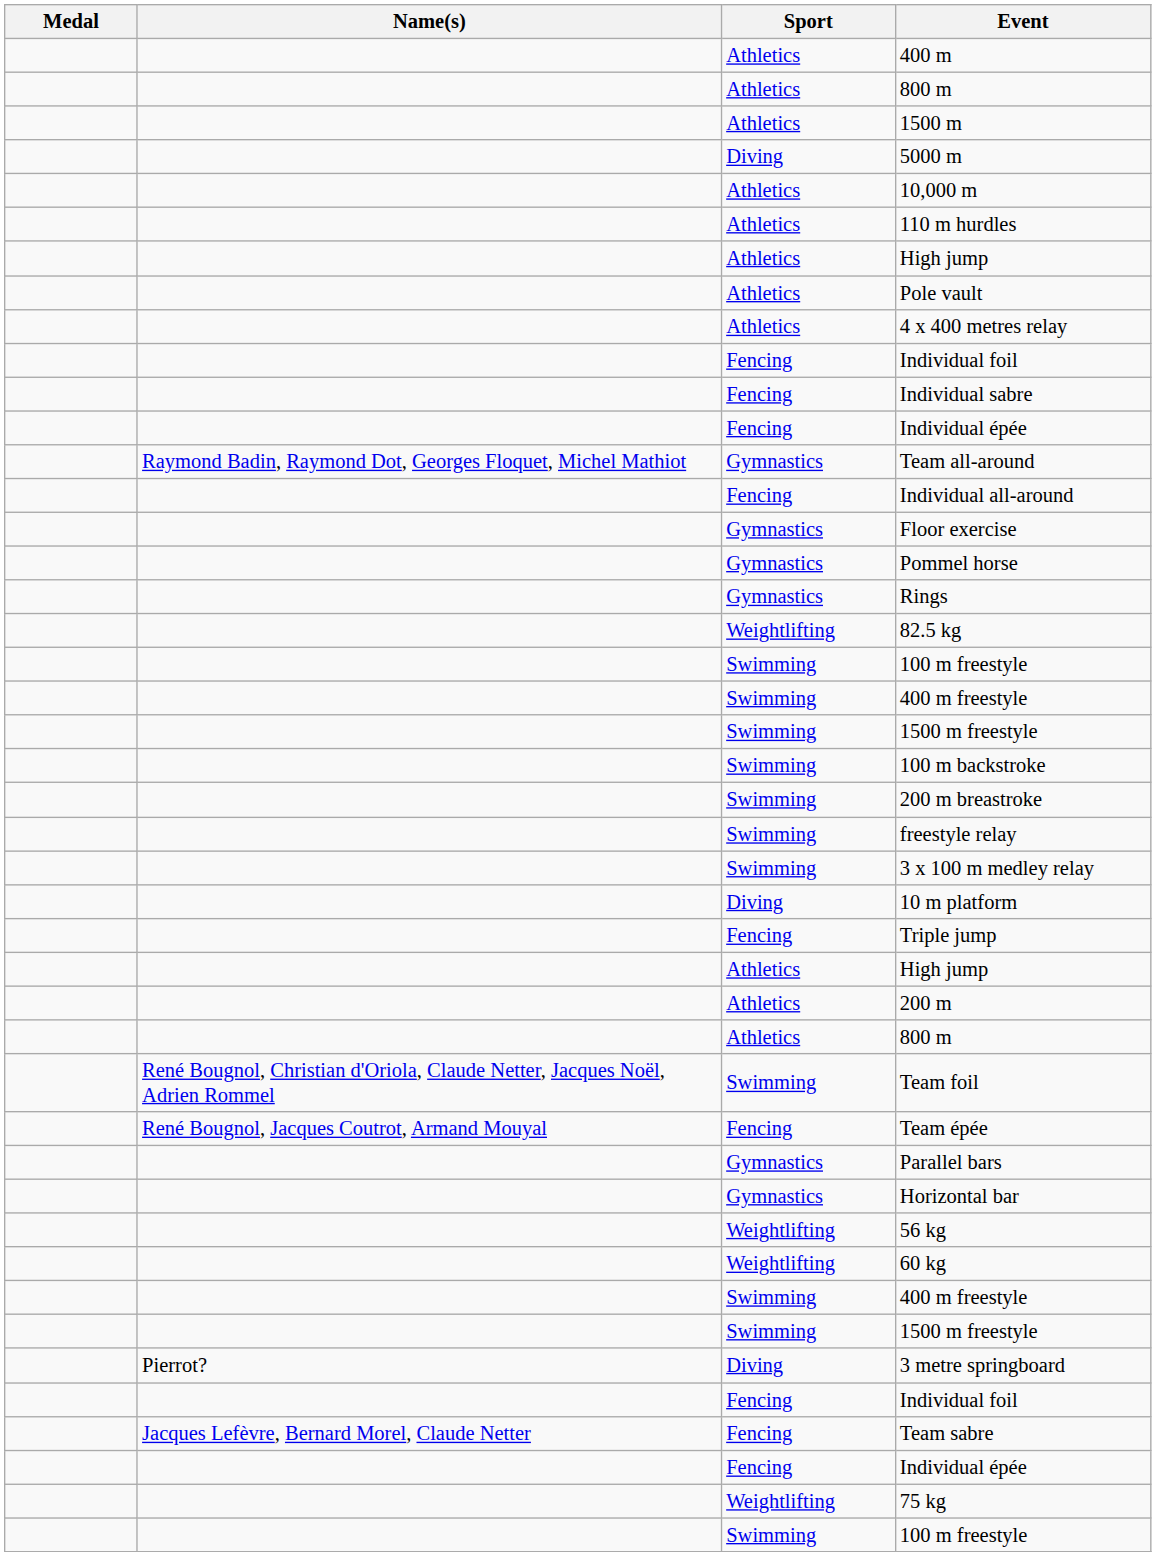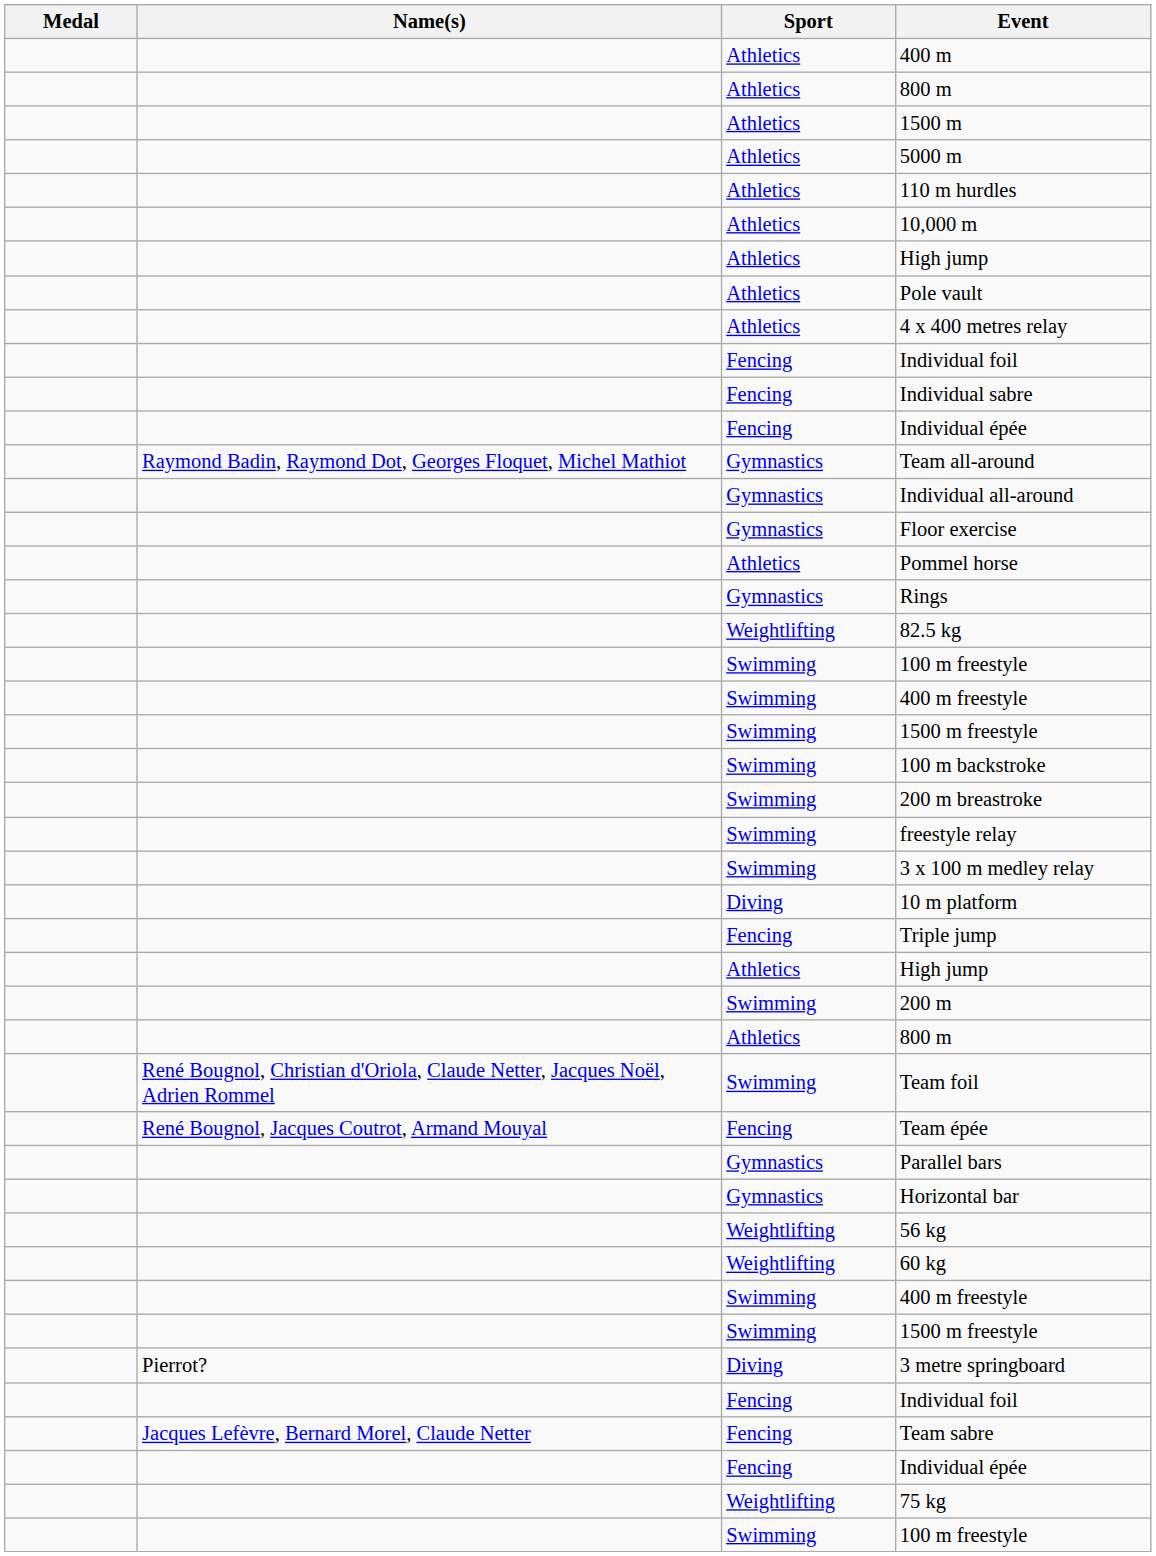(755, 156) Diving -> (763, 156) Athletics
rows swapped: (429, 191) <-> (429, 225)
(759, 495) Fencing -> (775, 495) Gymnastics
(775, 562) Gymnastics -> (763, 562) Athletics
(763, 1002) Athletics -> (771, 1002) Swimming
